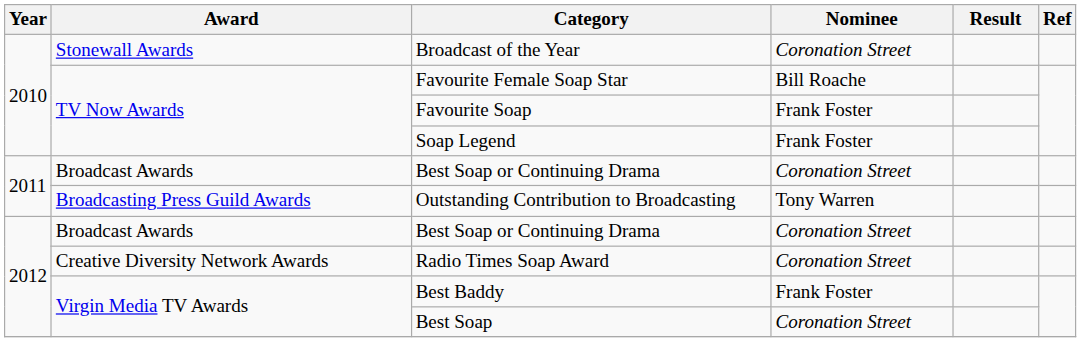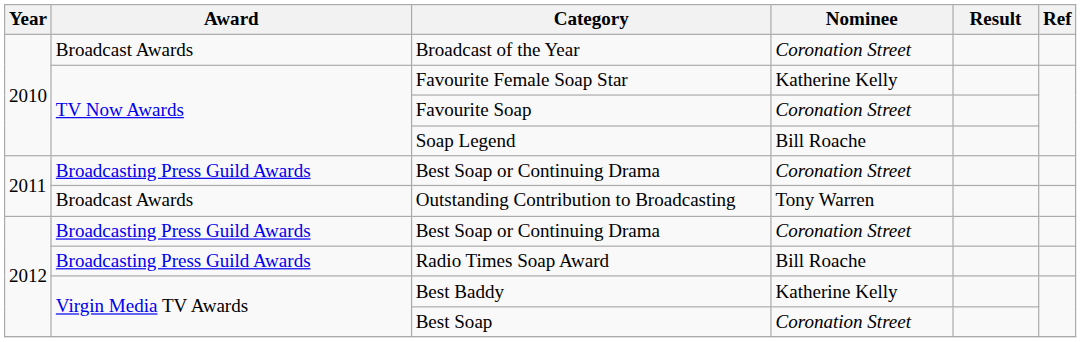(125, 49) Stonewall Awards -> (124, 49) Broadcast Awards
(821, 79) Bill Roache -> (837, 79) Katherine Kelly
(824, 110) Frank Foster -> (843, 110) Coronation Street
(824, 140) Frank Foster -> (821, 140) Bill Roache
(124, 170) Broadcast Awards -> (183, 170) Broadcasting Press Guild Awards
(183, 200) Broadcasting Press Guild Awards -> (124, 200) Broadcast Awards
(124, 230) Broadcast Awards -> (183, 230) Broadcasting Press Guild Awards
(192, 261) Creative Diversity Network Awards -> (183, 261) Broadcasting Press Guild Awards
(843, 261) Coronation Street -> (821, 261) Bill Roache
(824, 291) Frank Foster -> (837, 291) Katherine Kelly
